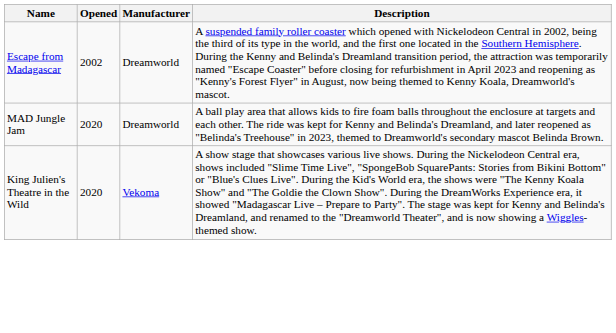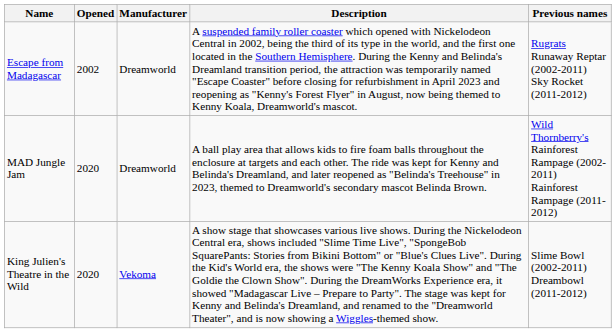+ column: (570, 13)
